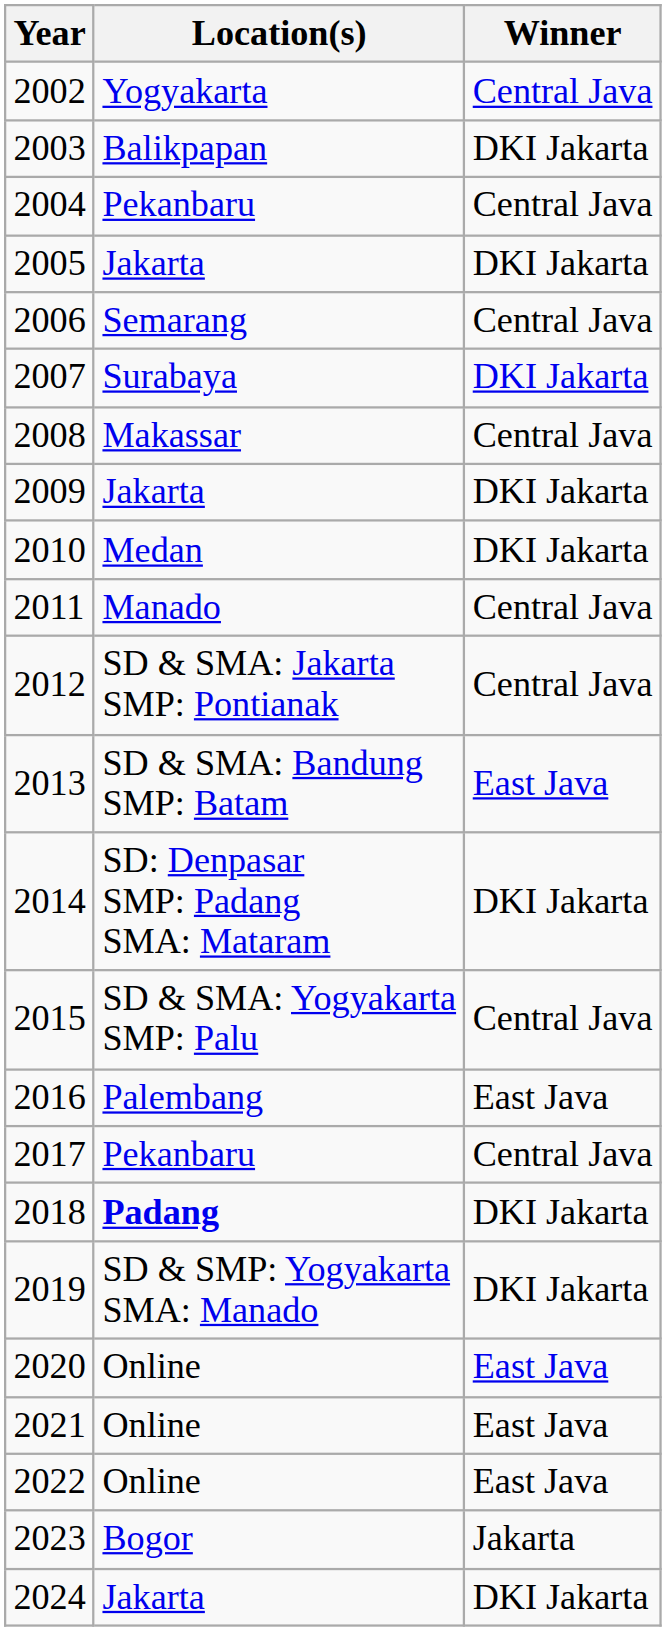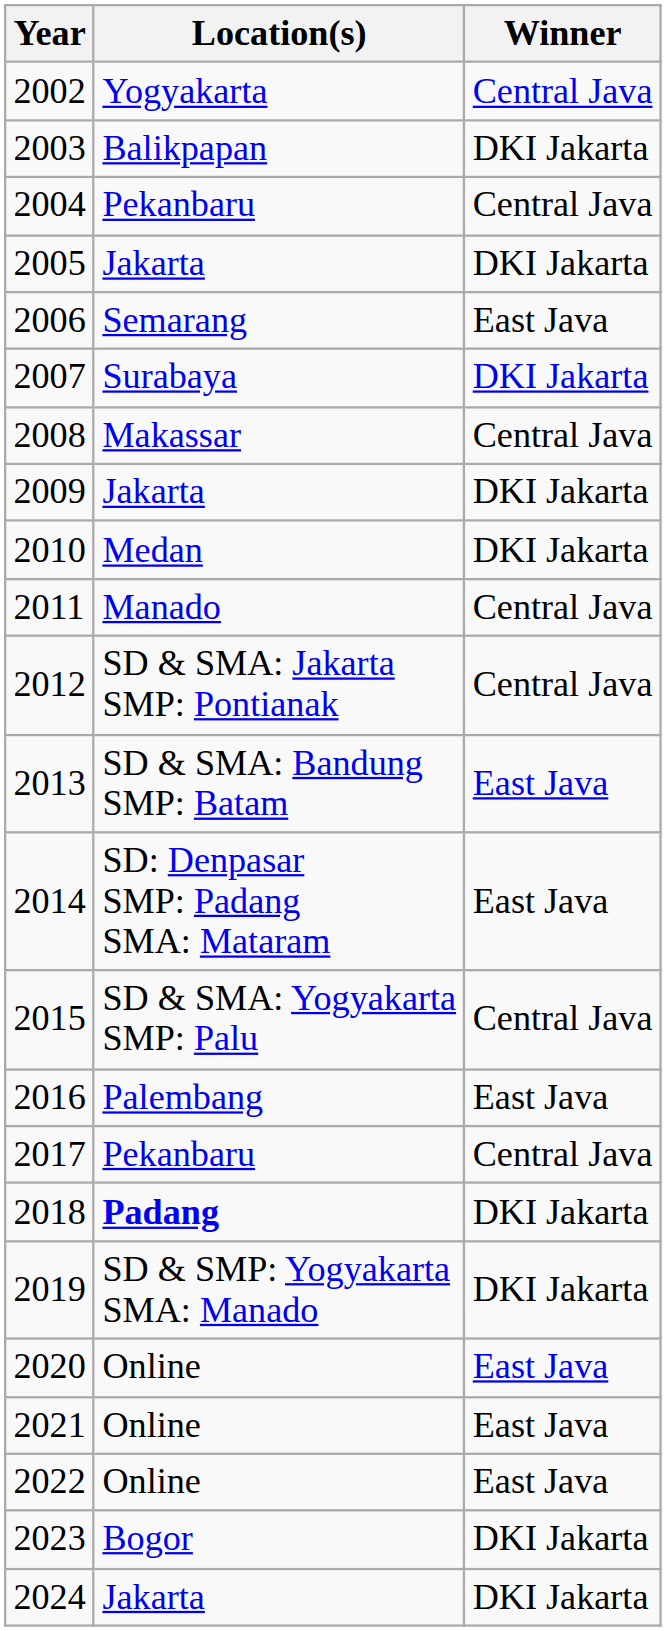(563, 319) Central Java -> (541, 319) East Java
(561, 900) DKI Jakarta -> (541, 900) East Java
(524, 1538) Jakarta -> (561, 1538) DKI Jakarta
